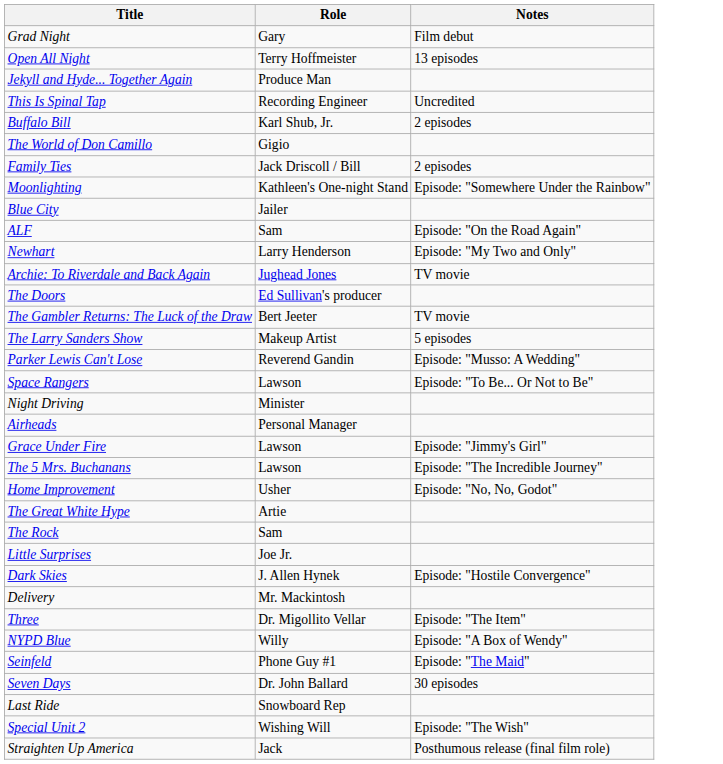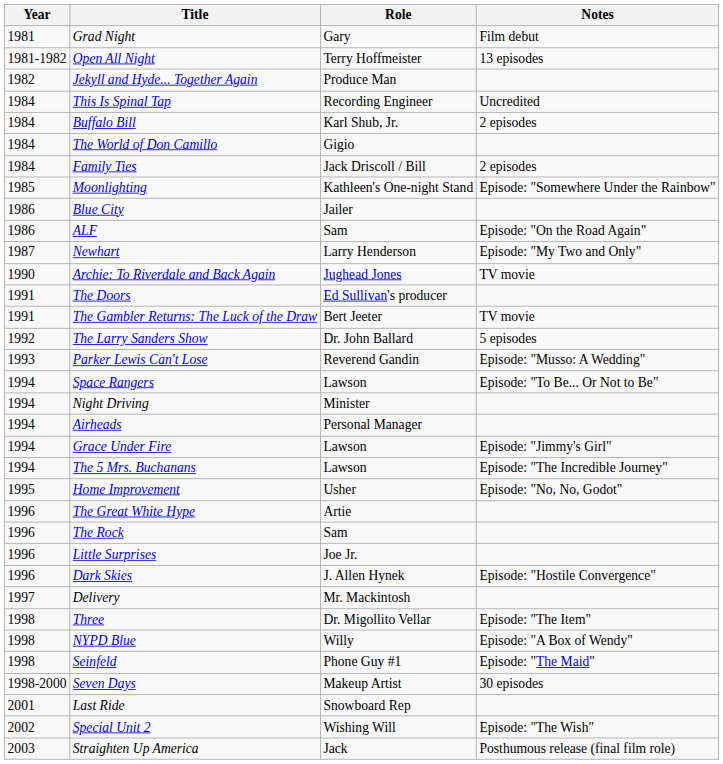+ column: (37, 15)
(297, 338) Makeup Artist -> (368, 338) Dr. John Ballard
(303, 683) Dr. John Ballard -> (363, 683) Makeup Artist
